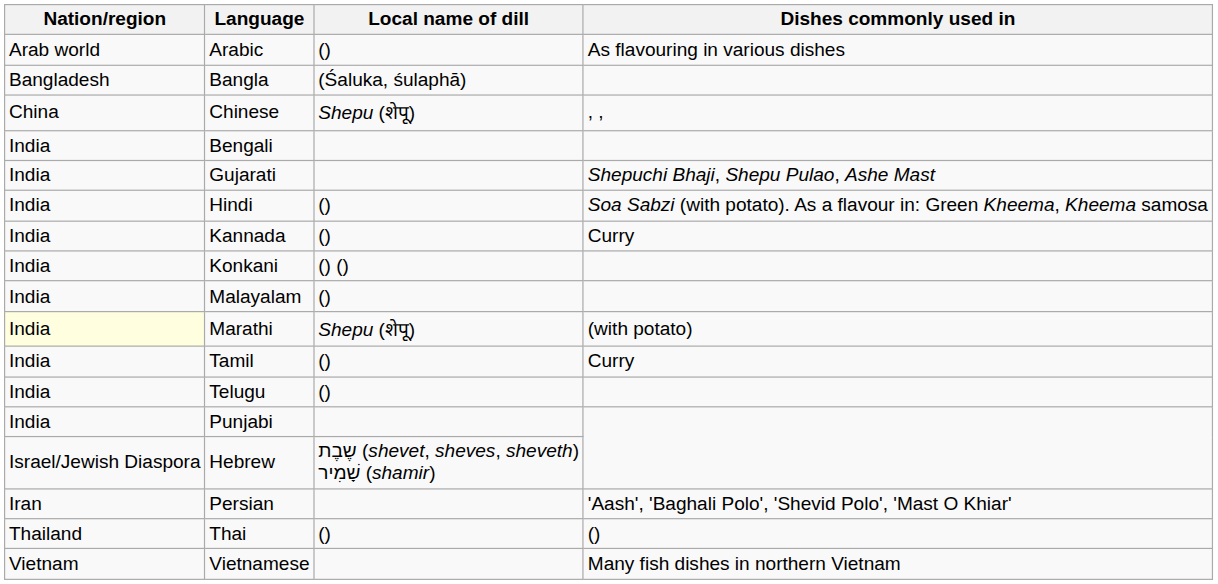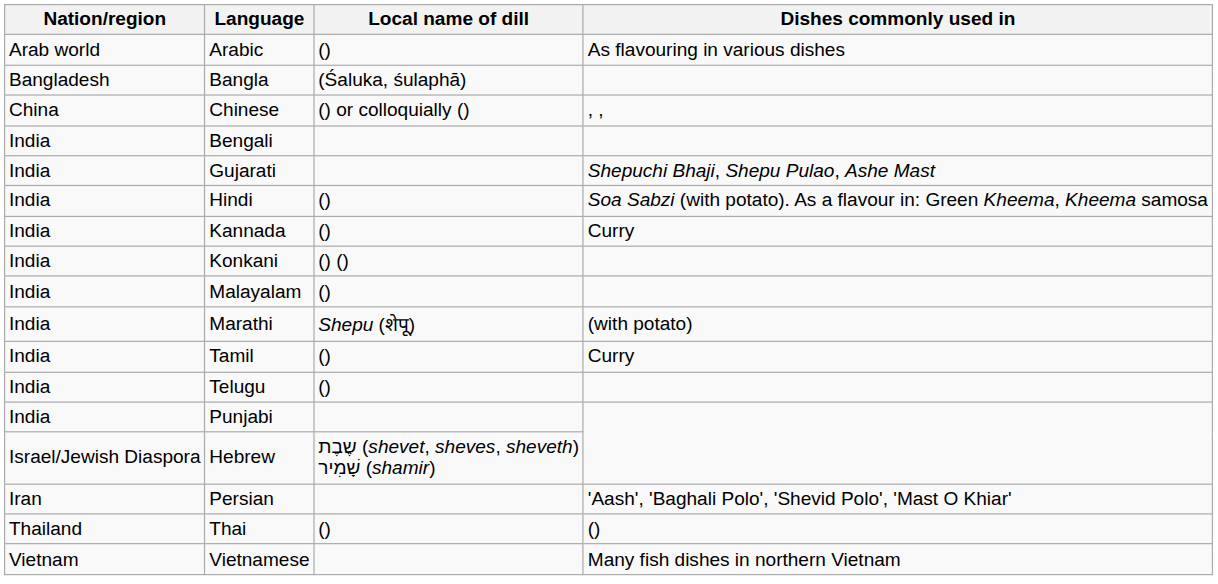(367, 113) Shepu (शेपू) -> (394, 110) () or colloquially ()
(30, 328) lightyellow background -> (30, 323) no background
